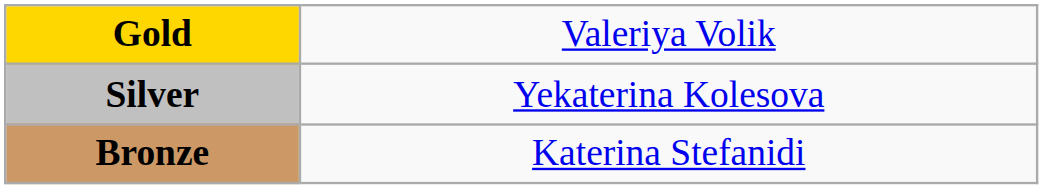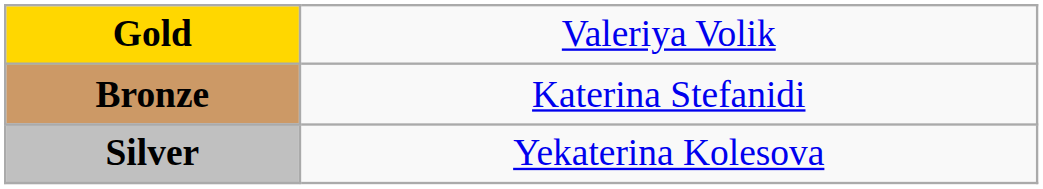rows swapped: (152, 93) <-> (152, 152)
